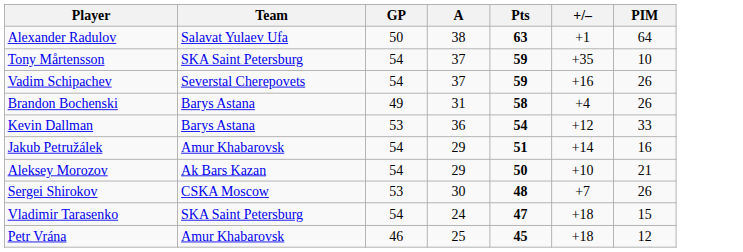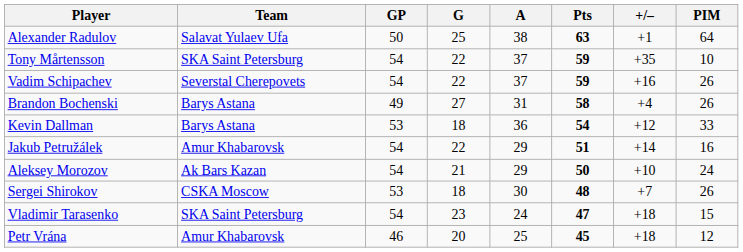+ column: (458, 15)
(645, 170) 21 -> (707, 170) 24
